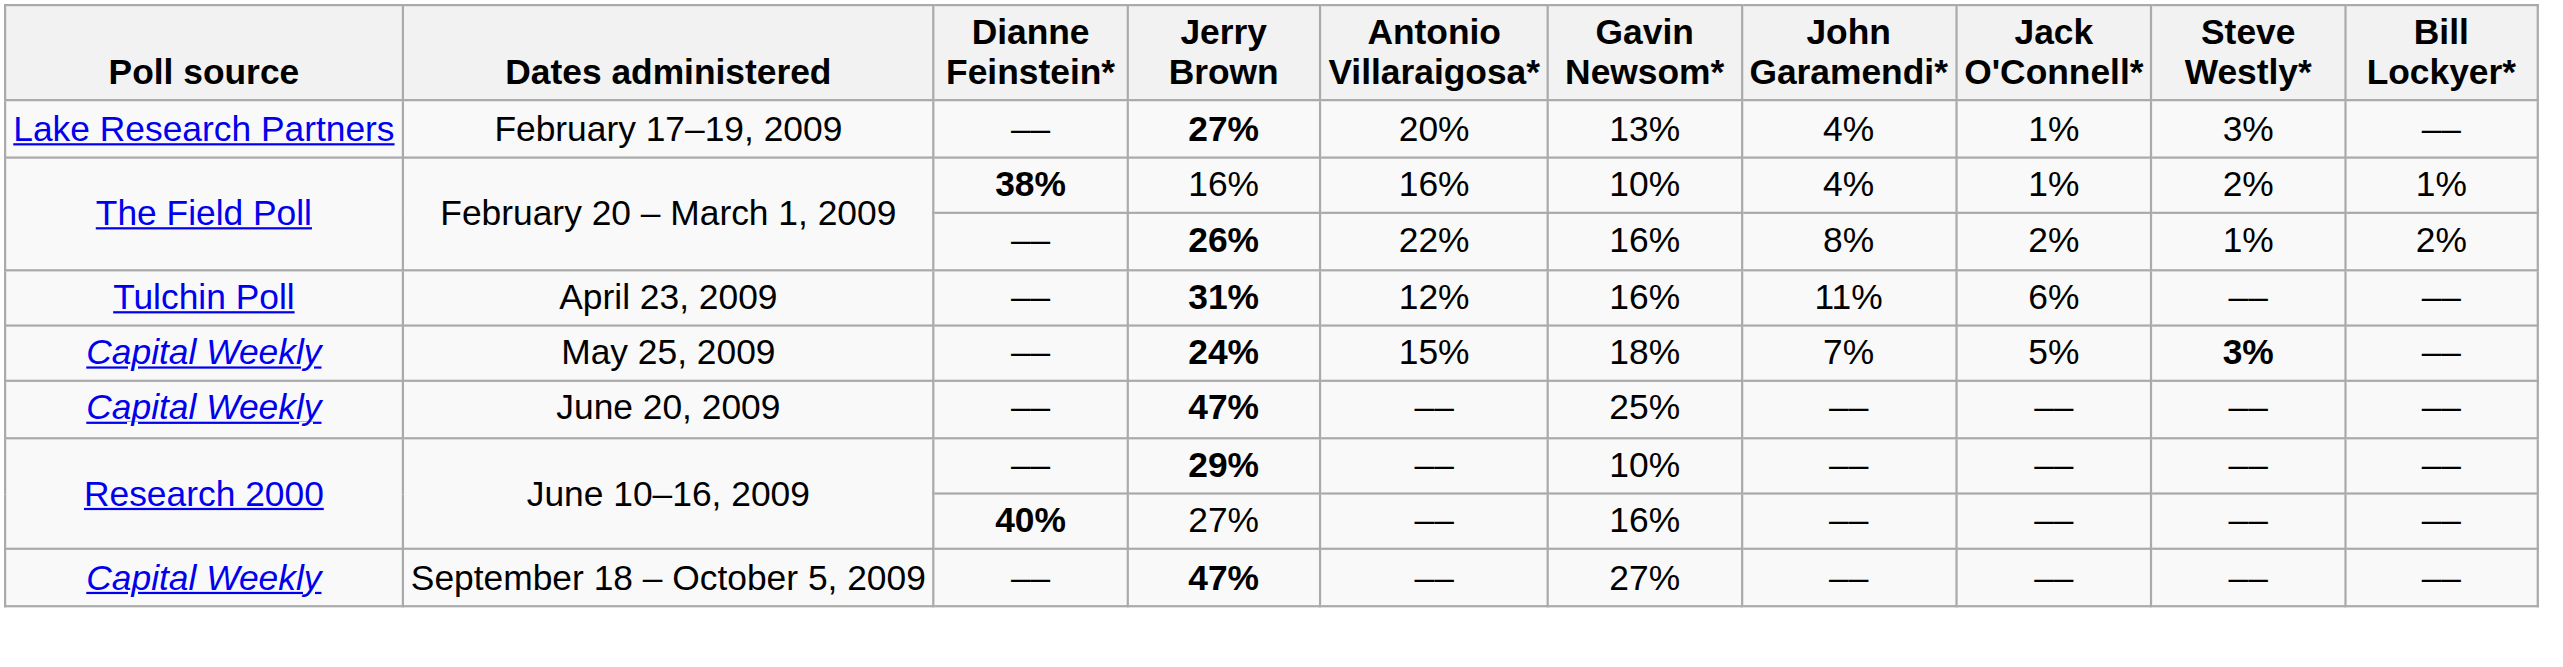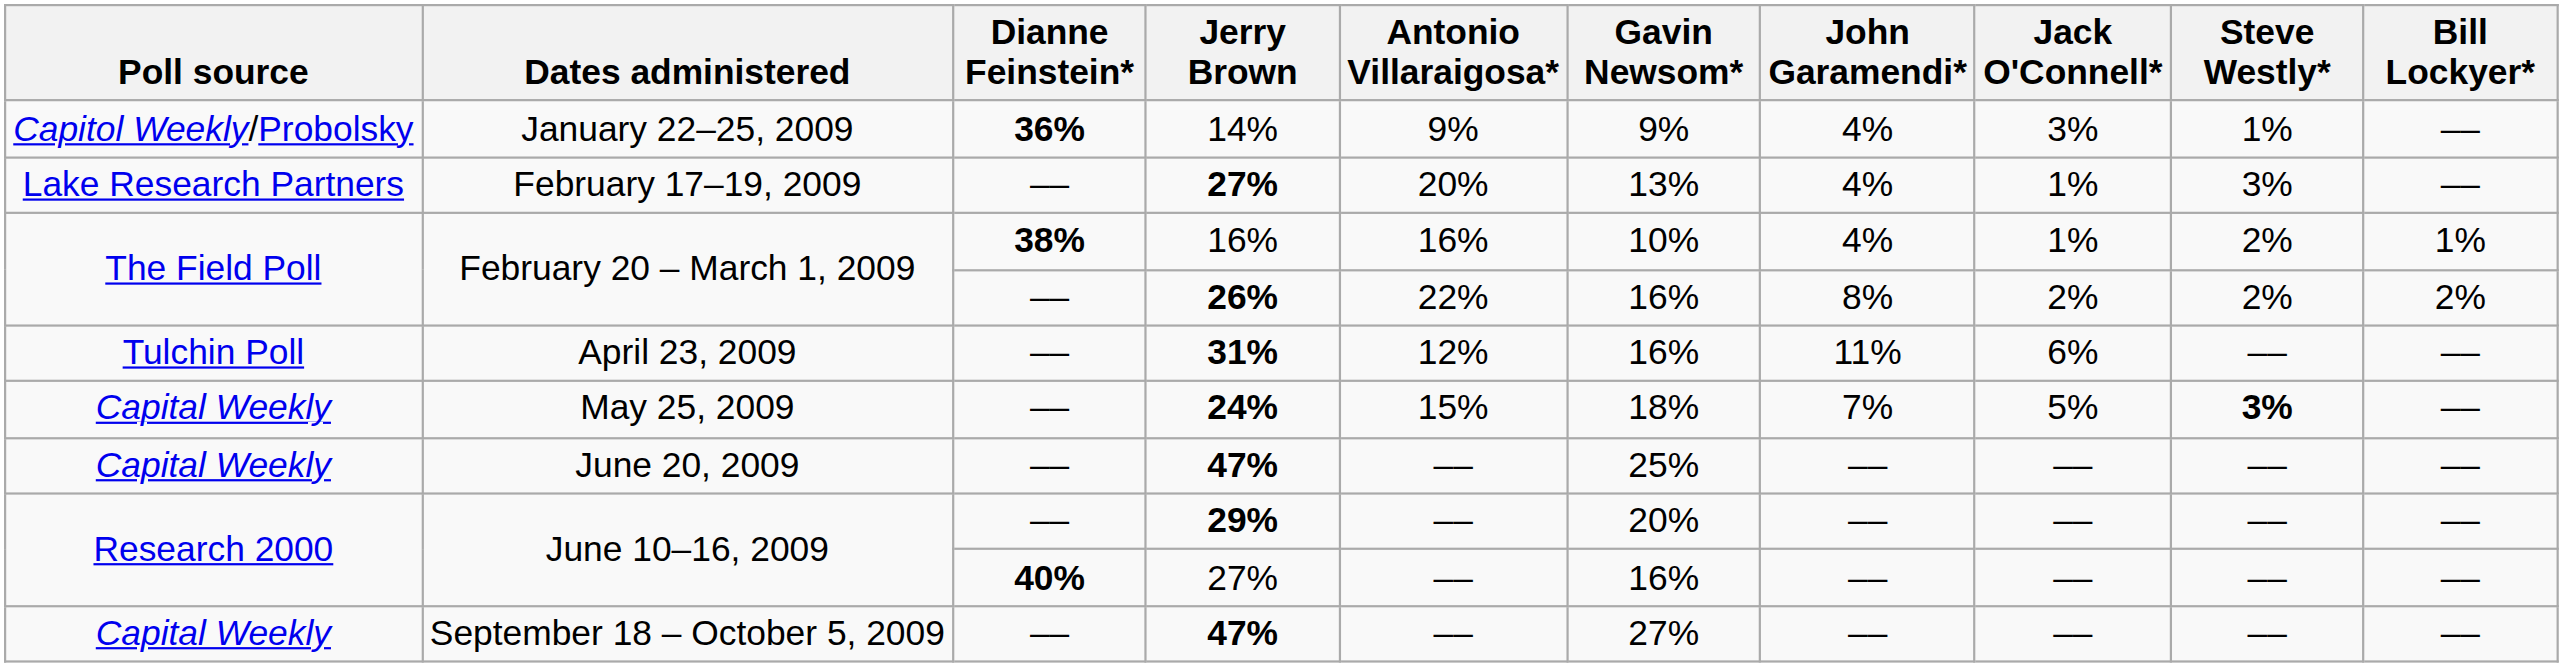+ row: (687, 128)
(2248, 240) 1% -> (2267, 296) 2%
(1645, 464) 10% -> (1664, 520) 20%
